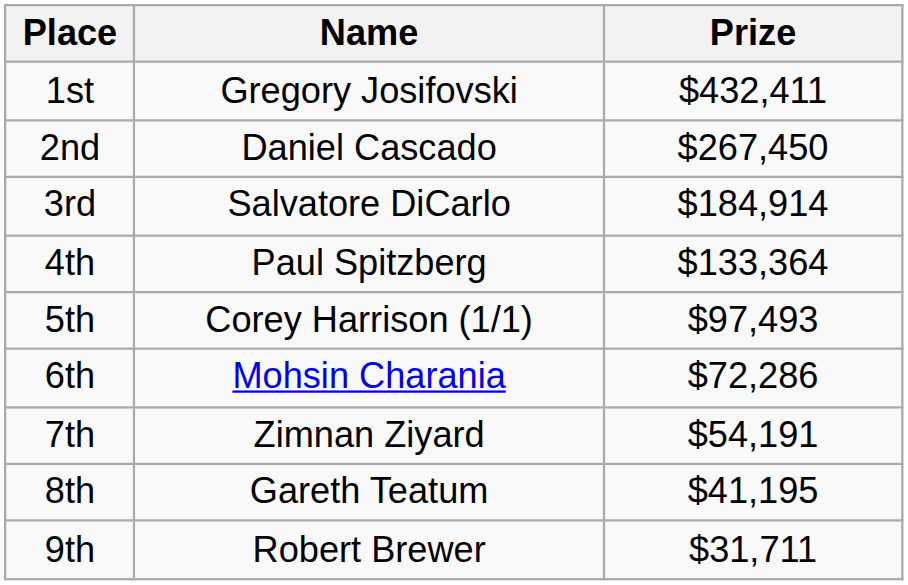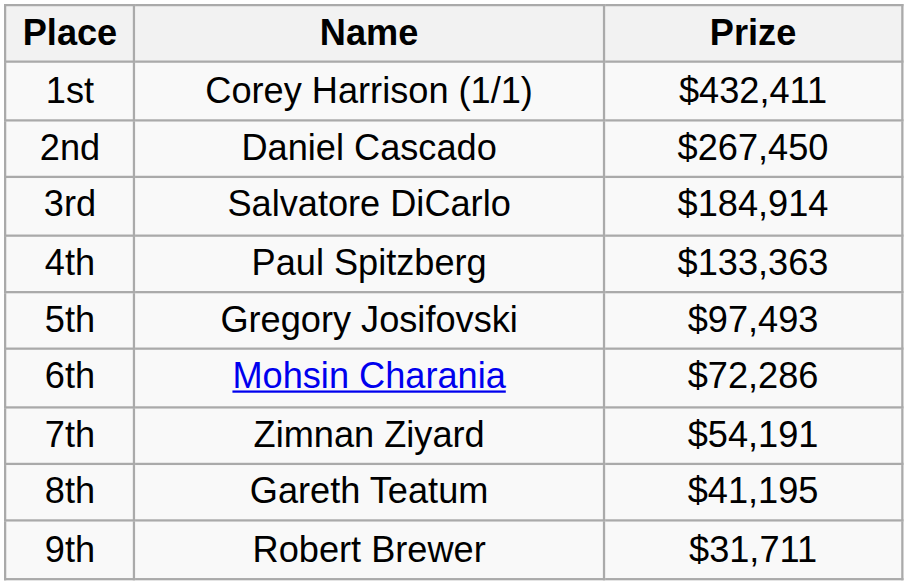(369, 90) Gregory Josifovski -> (369, 90) Corey Harrison (1/1)
(753, 262) $133,364 -> (753, 262) $133,363
(369, 319) Corey Harrison (1/1) -> (369, 319) Gregory Josifovski
